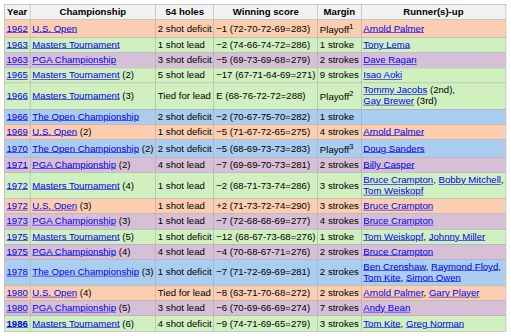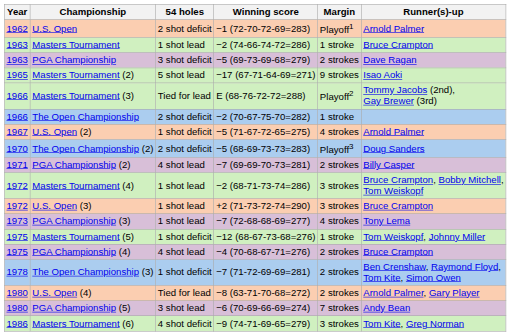(387, 45) Tony Lema -> (398, 45) Bruce Crampton
(17, 132) 1969 -> (17, 132) 1967
(398, 221) Bruce Crampton -> (387, 221) Tony Lema
(17, 323) bold -> (17, 323) normal
